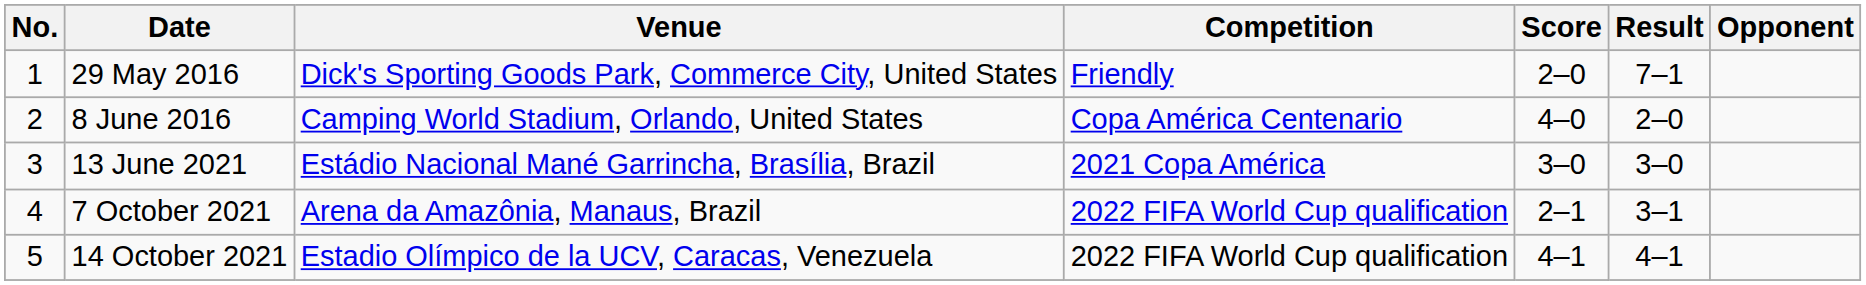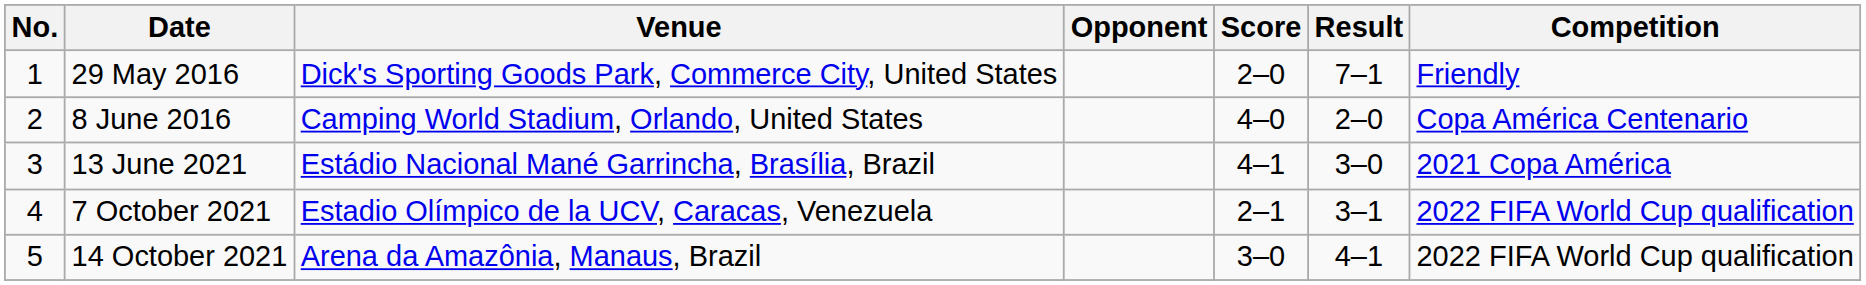columns swapped: (1785, 27) <-> (1289, 27)
(1562, 165) 3–0 -> (1261, 165) 4–1
(531, 211) Arena da Amazônia, Manaus, Brazil -> (616, 211) Estadio Olímpico de la UCV, Caracas, Venezuela
(616, 257) Estadio Olímpico de la UCV, Caracas, Venezuela -> (531, 257) Arena da Amazônia, Manaus, Brazil
(1562, 257) 4–1 -> (1261, 257) 3–0
